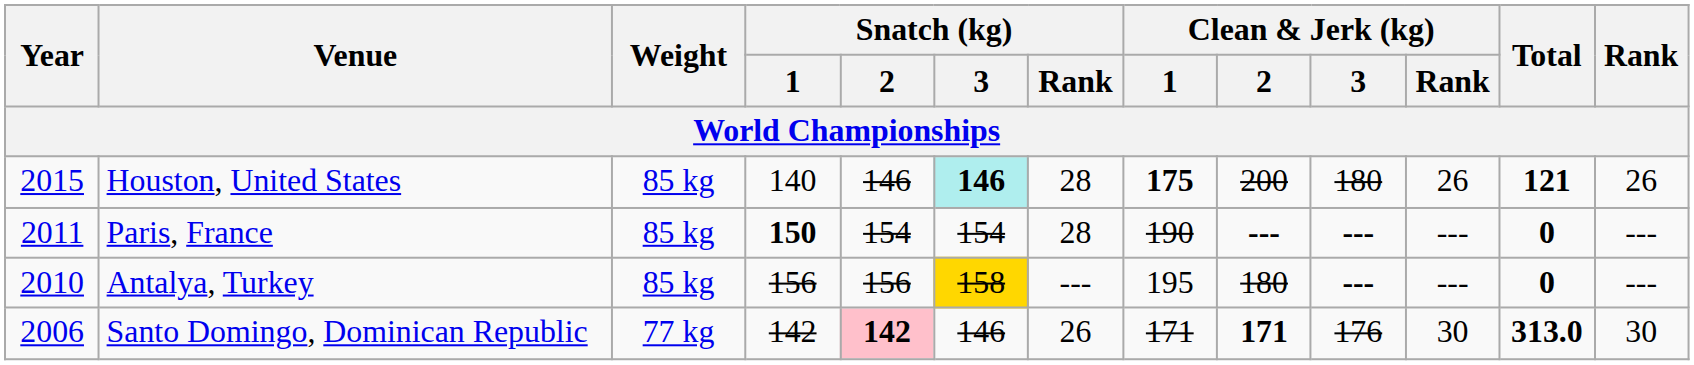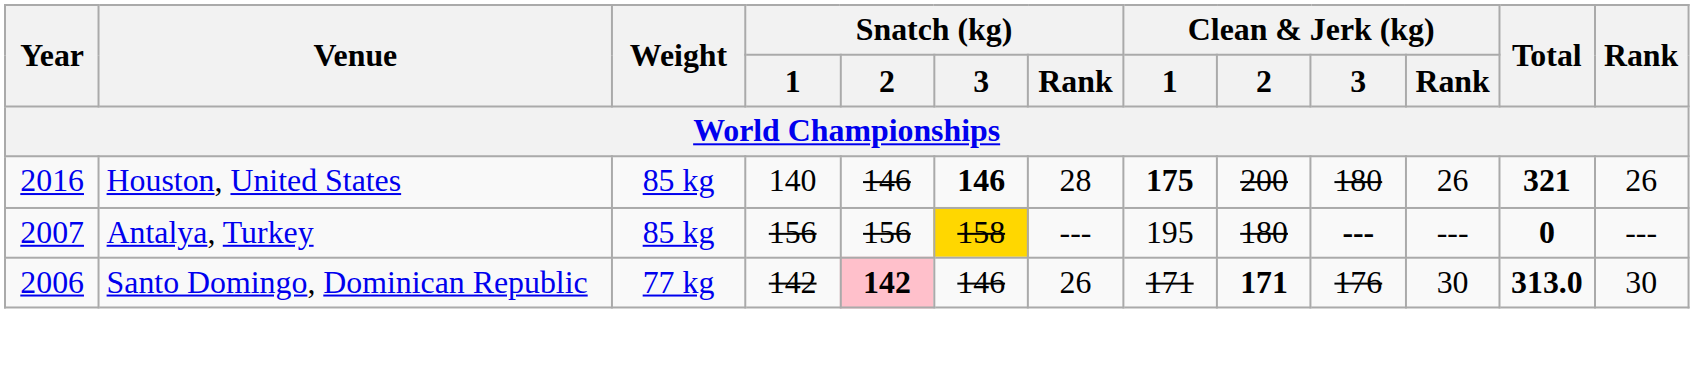(52, 181) 2015 -> (52, 181) 2016
(981, 181) paleturquoise background -> (981, 181) no background
(1547, 181) 121 -> (1547, 181) 321
- row: (190, 231)
(52, 282) 2010 -> (52, 231) 2007
